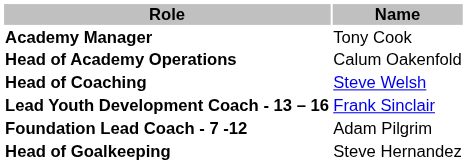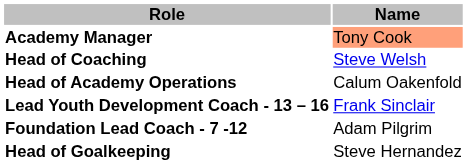(373, 37) no background -> (373, 37) lightsalmon background
rows swapped: (121, 60) <-> (76, 83)
